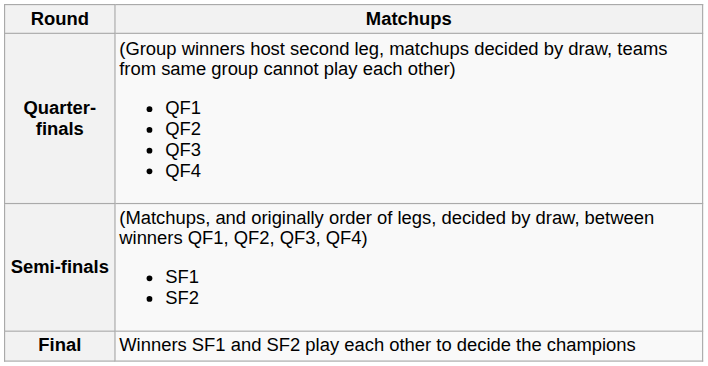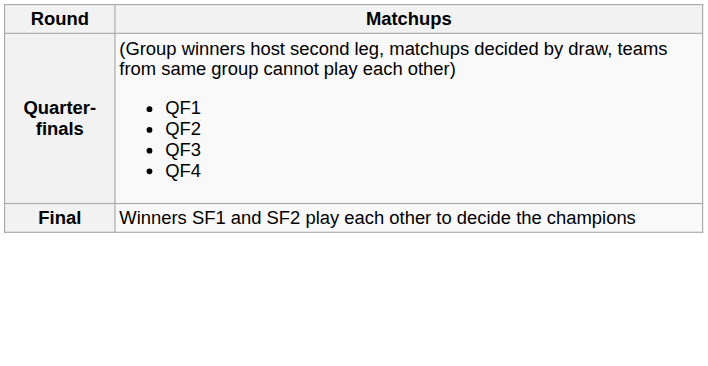- row: (60, 267)
